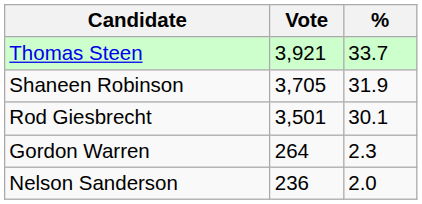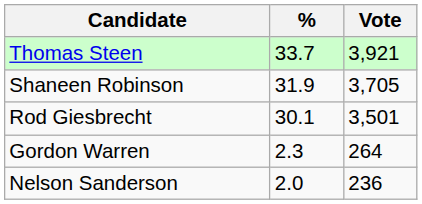columns swapped: (307, 20) <-> (380, 20)
